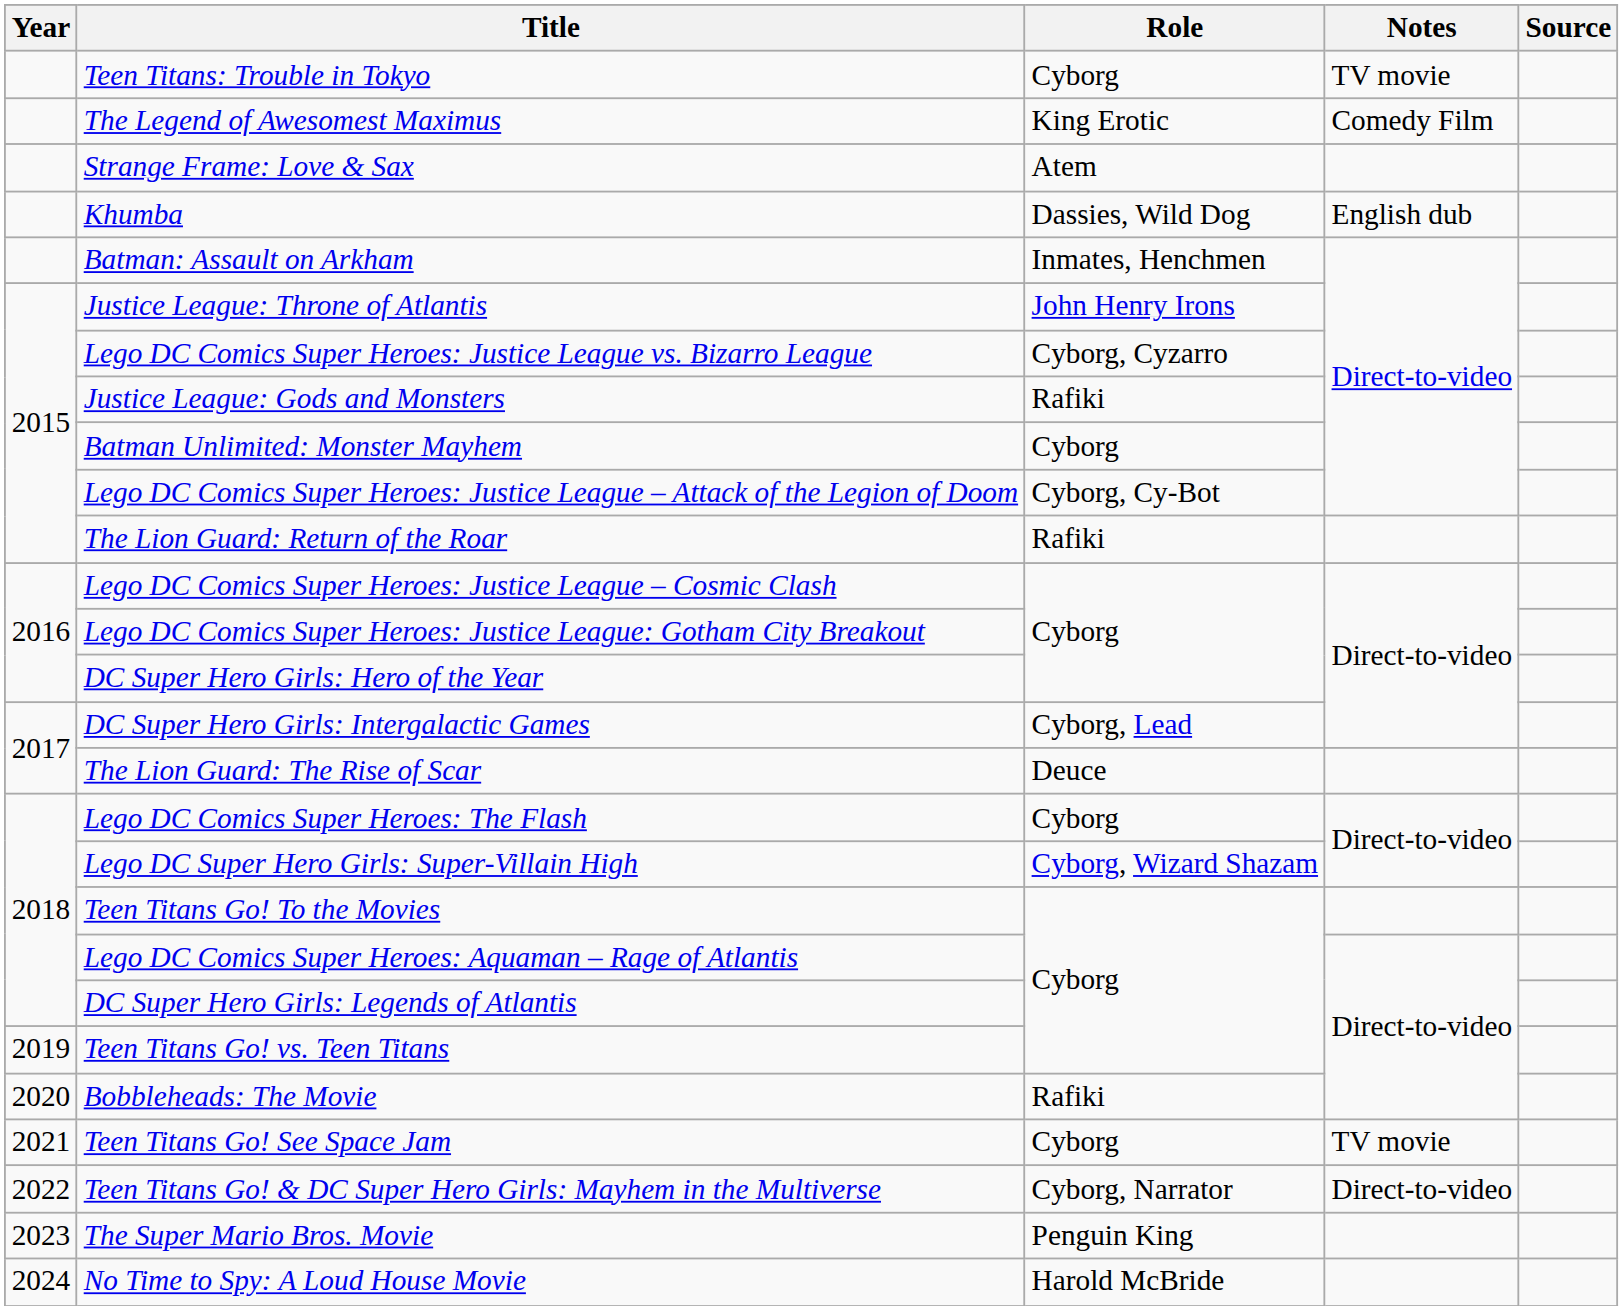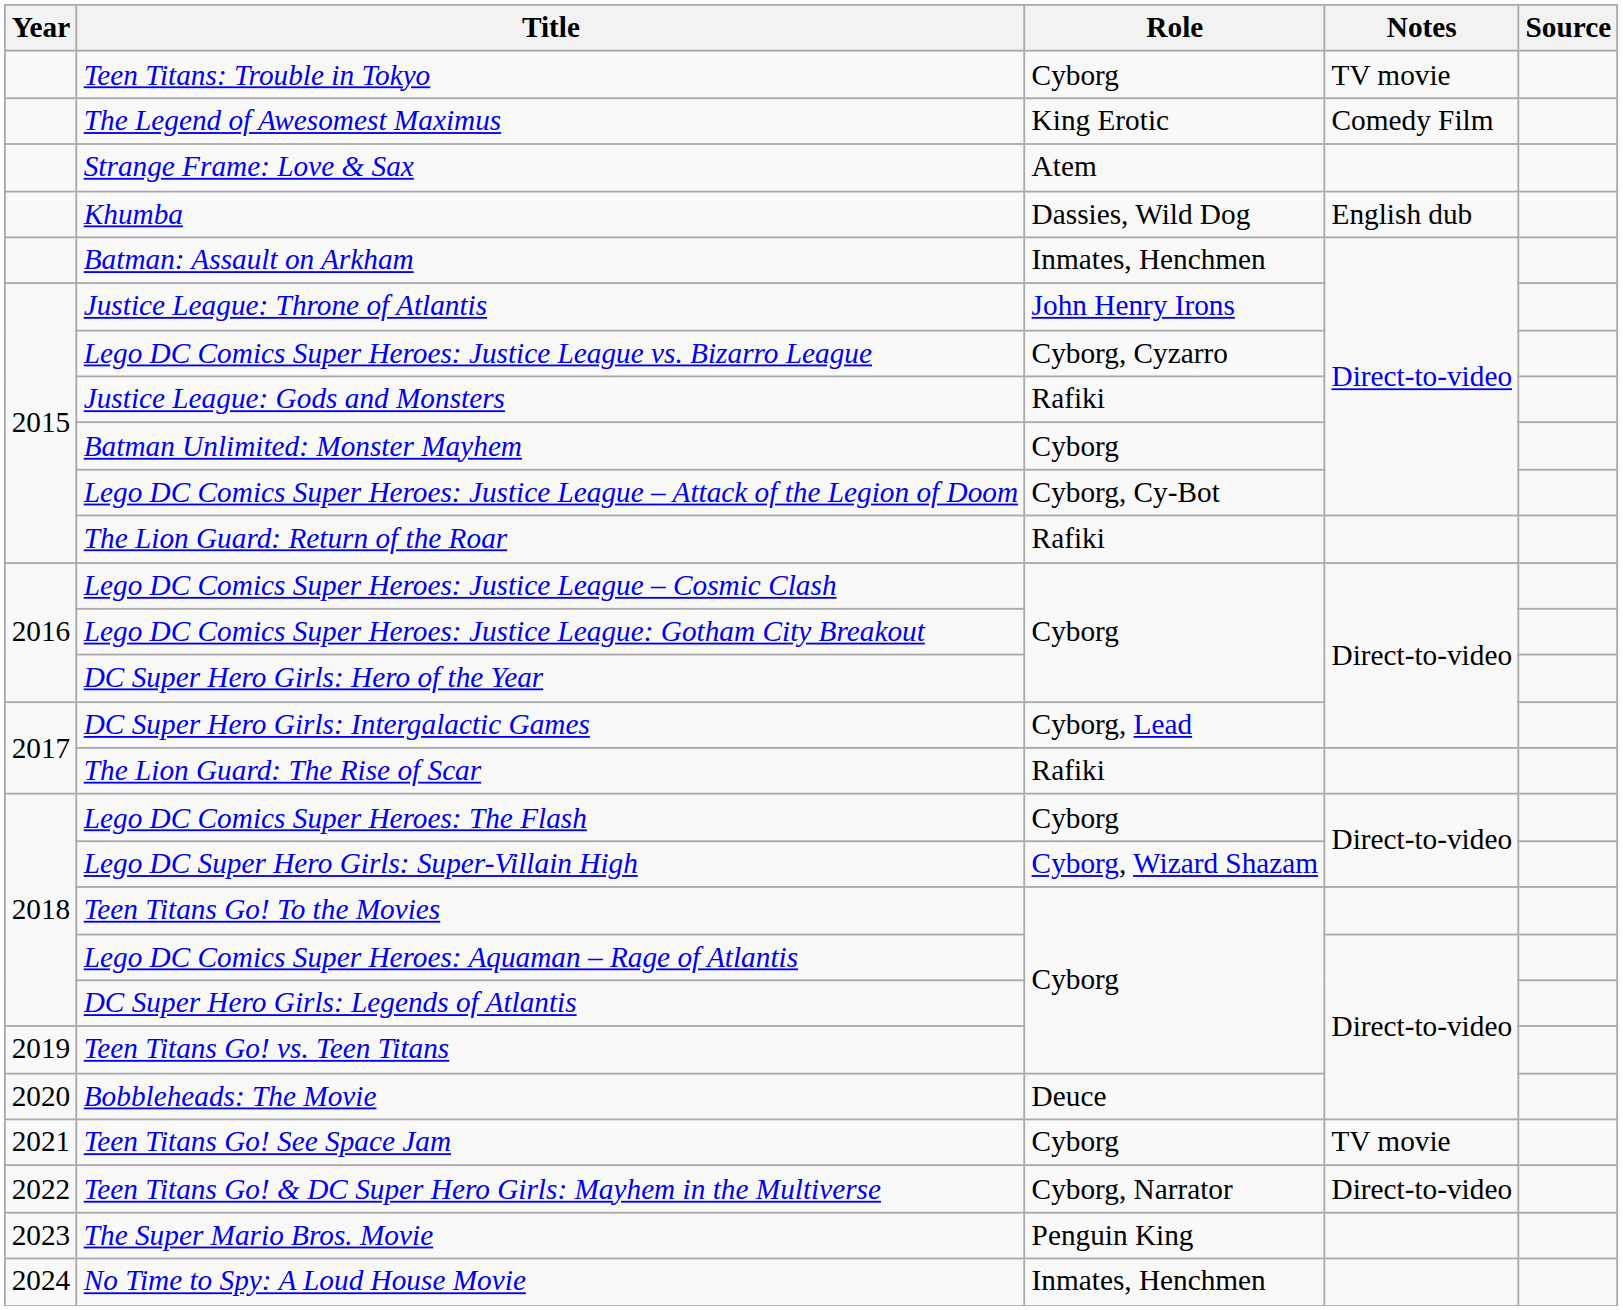(1069, 770) Deuce -> (1068, 770) Rafiki
(1068, 1095) Rafiki -> (1069, 1095) Deuce
(1128, 1281) Harold McBride -> (1149, 1281) Inmates, Henchmen
